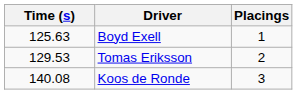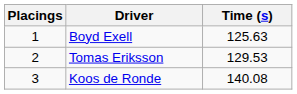columns swapped: (262, 15) <-> (49, 15)
